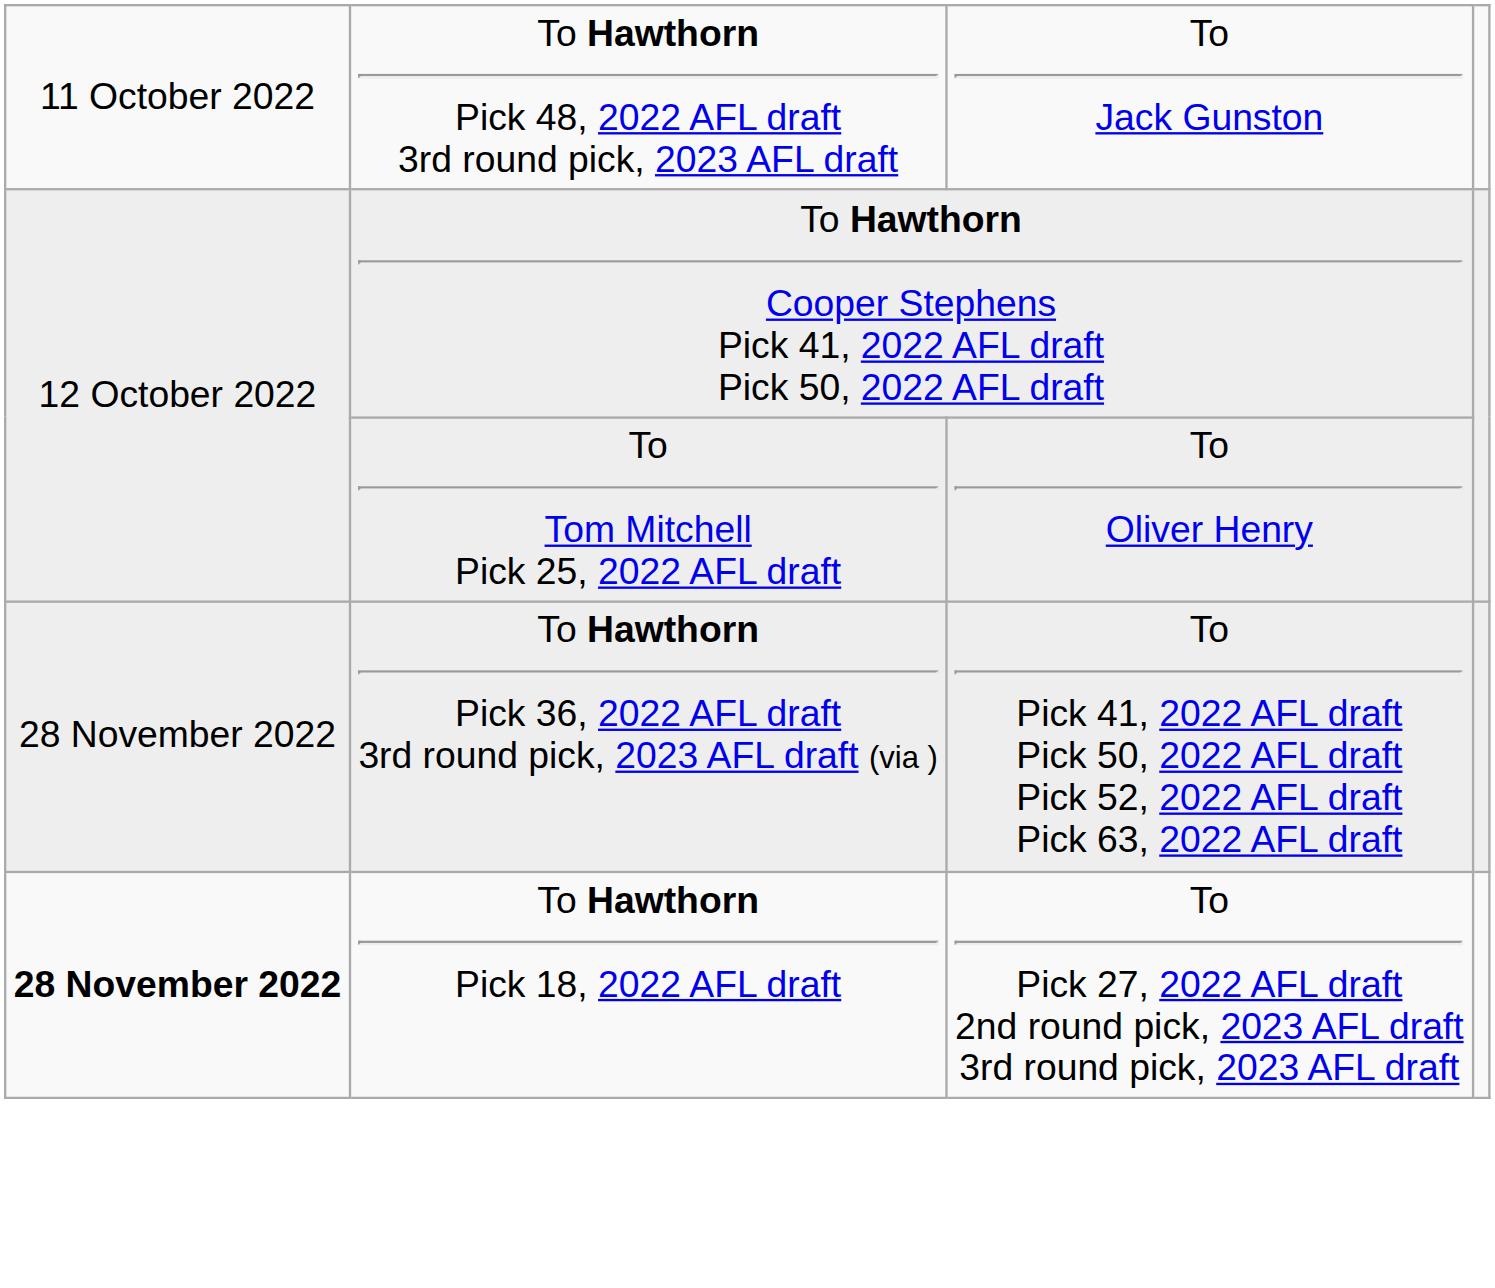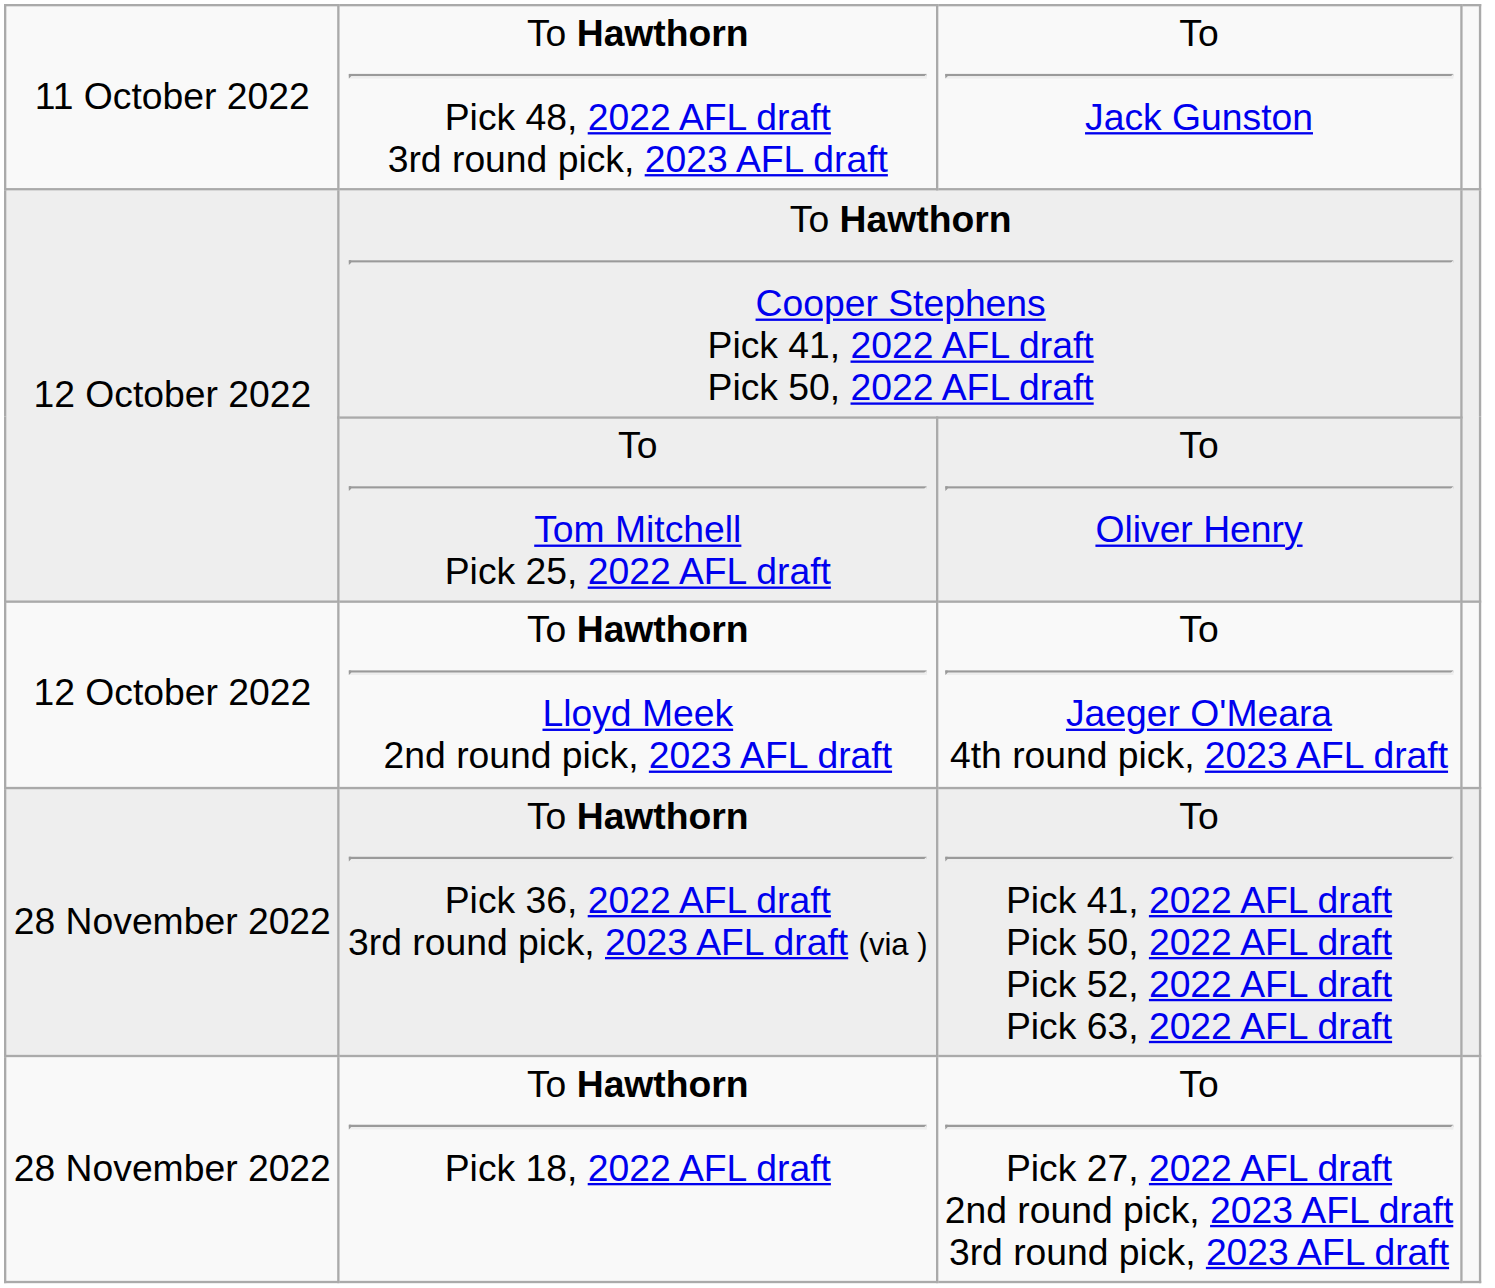+ row: (638, 693)
(177, 983) bold -> (172, 1168) normal
